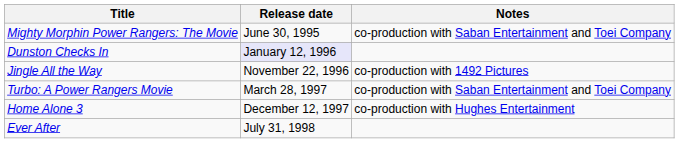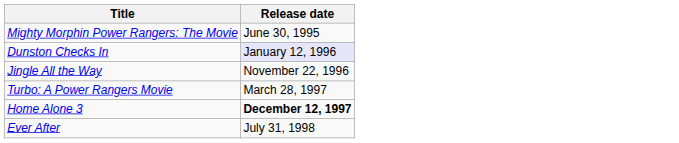- column: (513, 14)
(296, 109) normal -> (297, 109) bold
